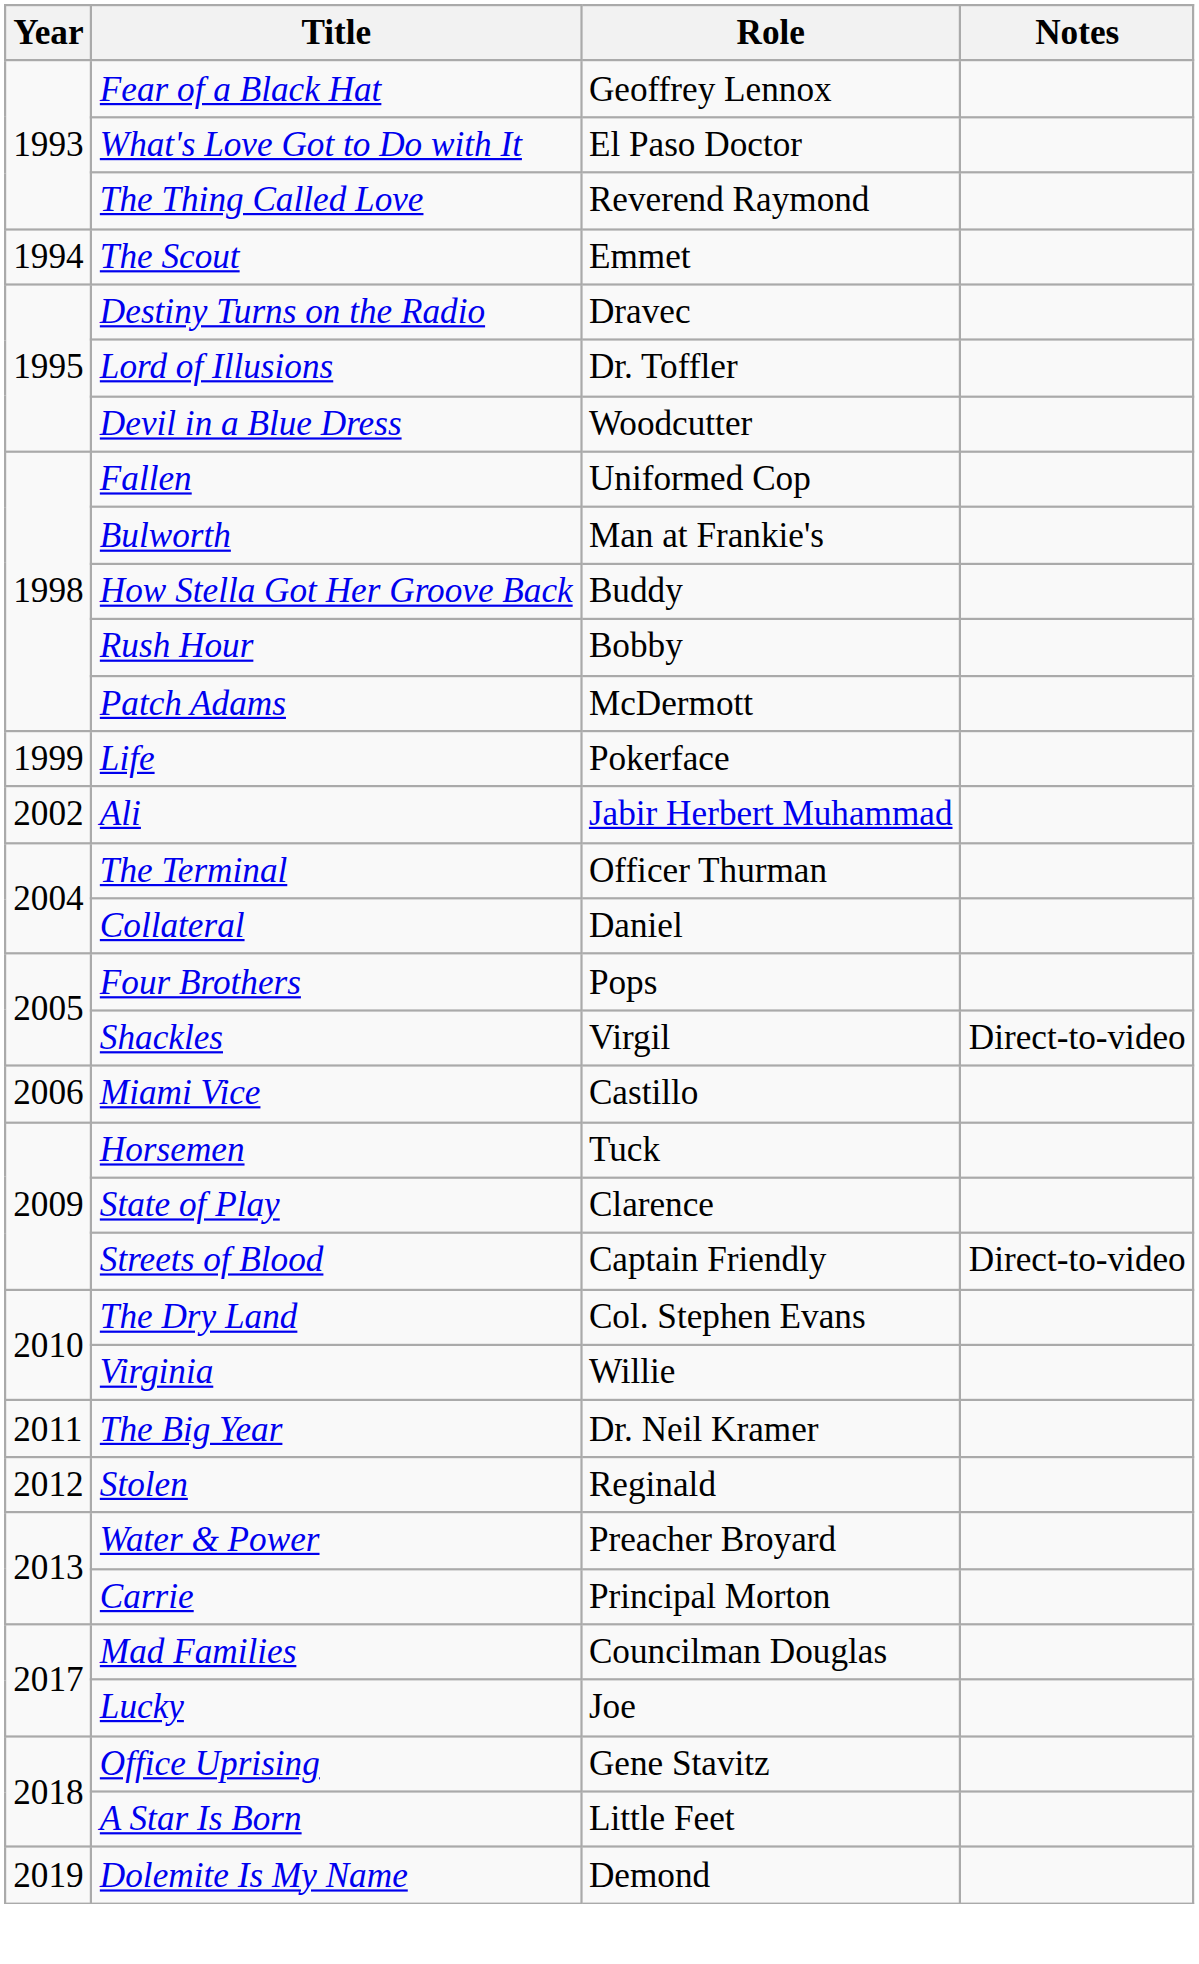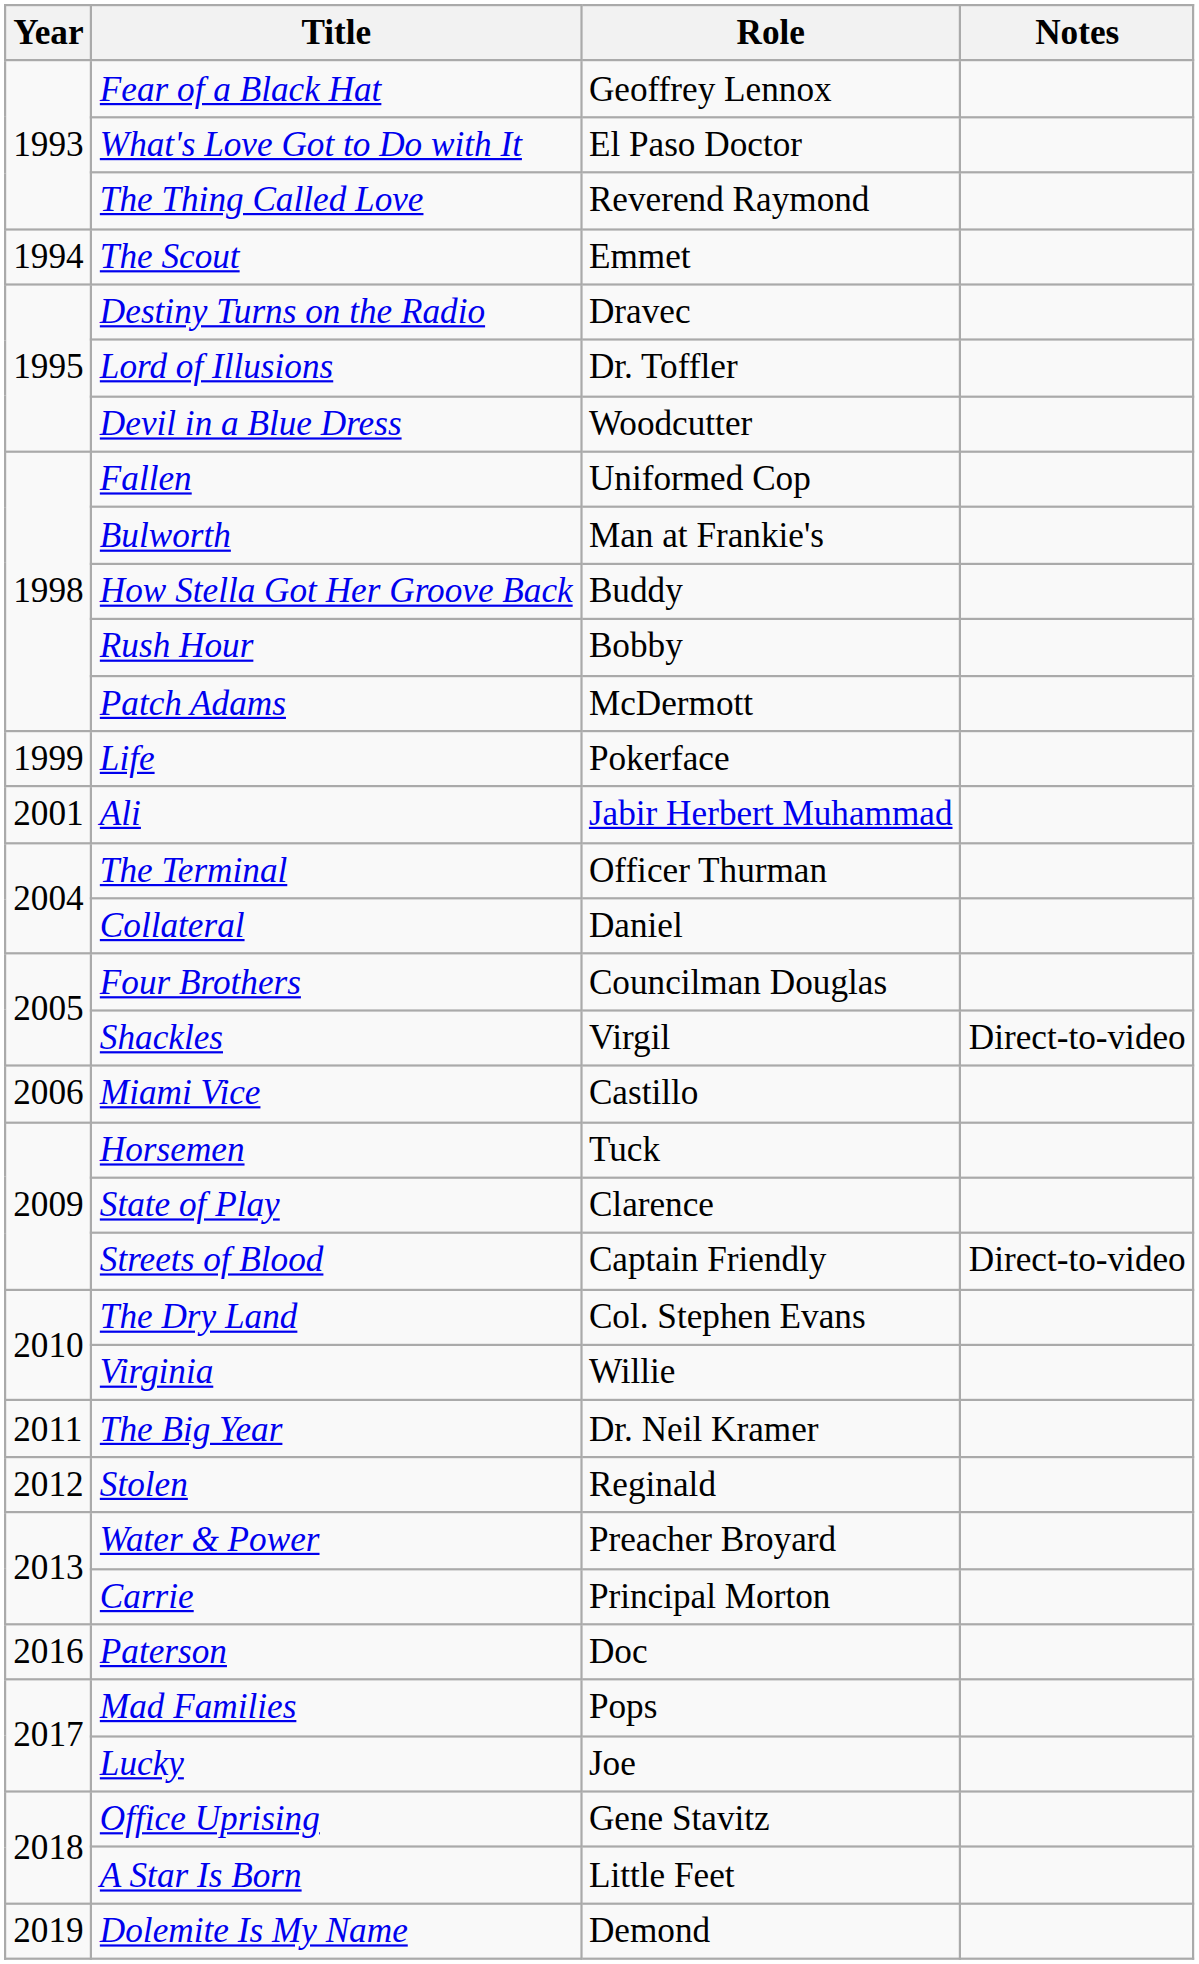(48, 813) 2002 -> (48, 813) 2001
(623, 981) Pops -> (738, 981) Councilman Douglas
+ row: (163, 1651)
(738, 1651) Councilman Douglas -> (623, 1707) Pops
